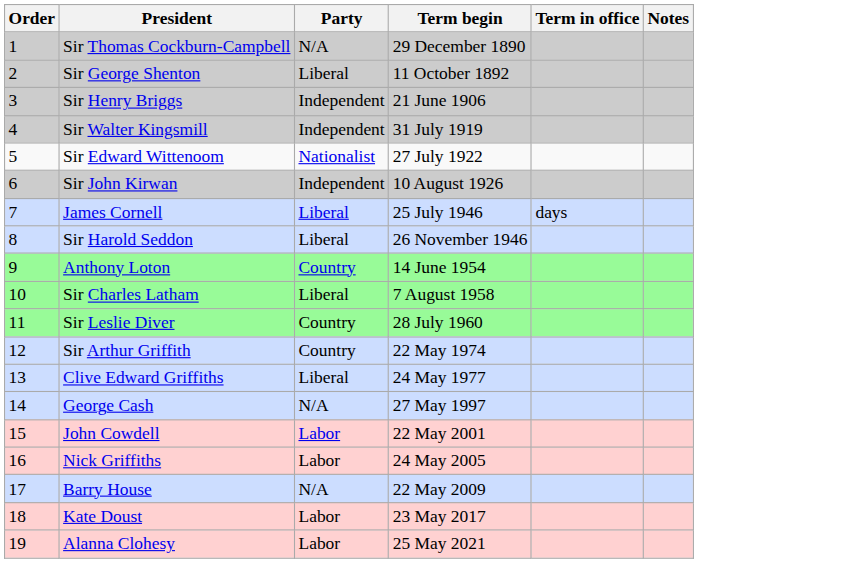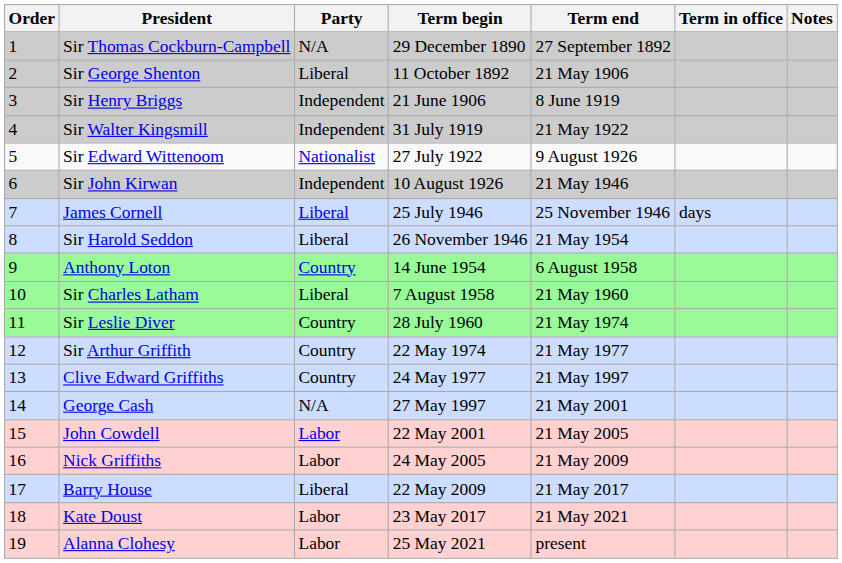+ column: (603, 18)
(324, 377) Liberal -> (327, 377) Country
(314, 488) N/A -> (324, 488) Liberal
